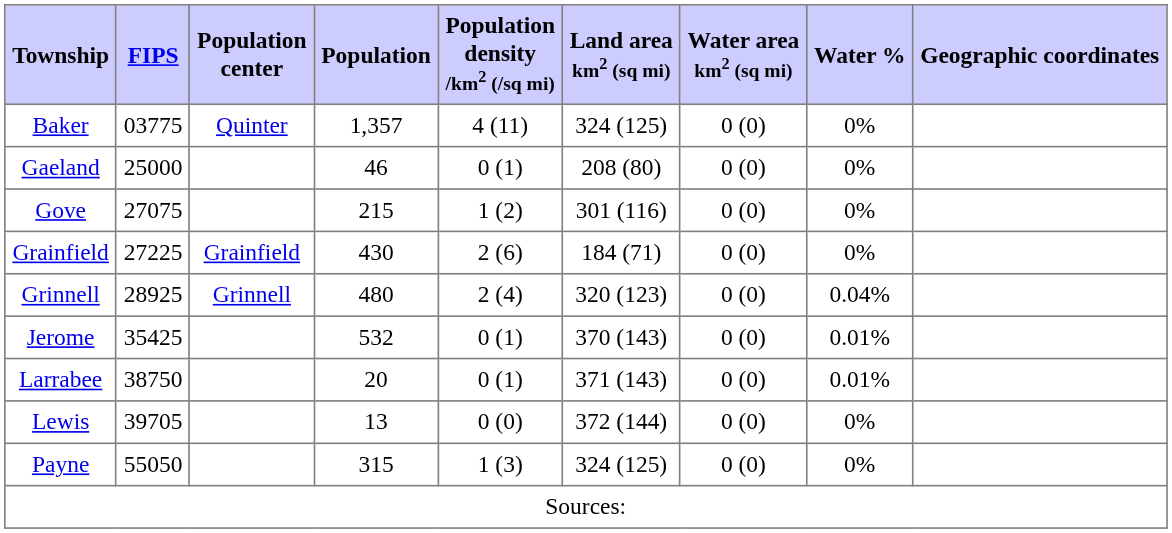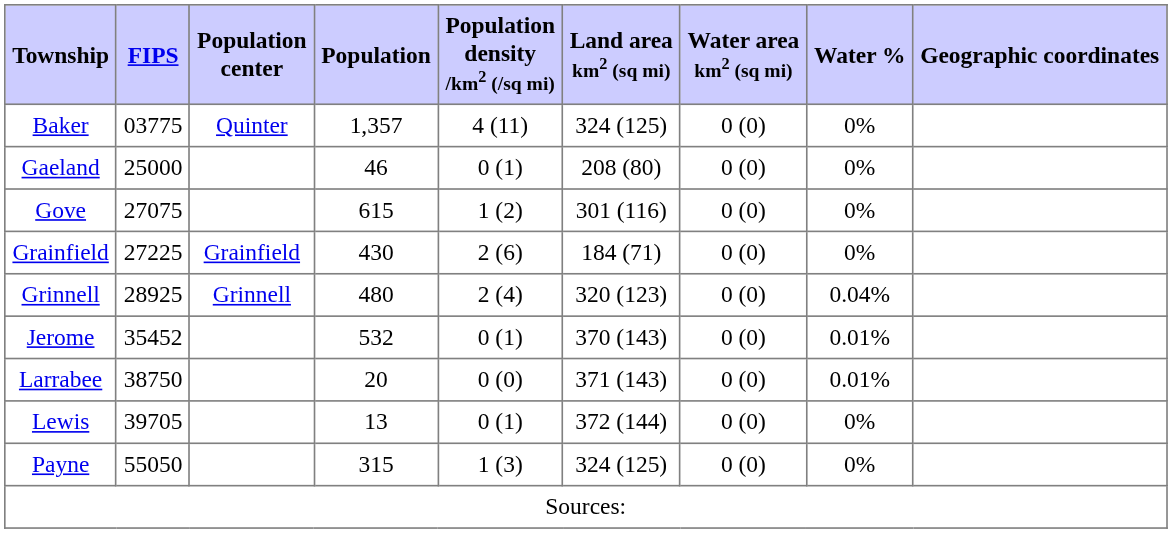(376, 209) 215 -> (376, 209) 615
(153, 337) 35425 -> (153, 337) 35452
(500, 379) 0 (1) -> (500, 379) 0 (0)
(500, 421) 0 (0) -> (500, 421) 0 (1)
